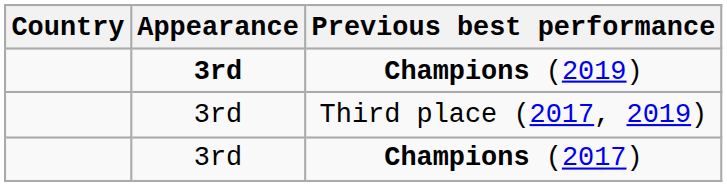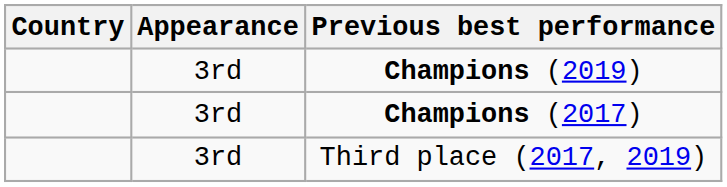(218, 71) bold -> (218, 71) normal
rows swapped: (513, 115) <-> (513, 159)
